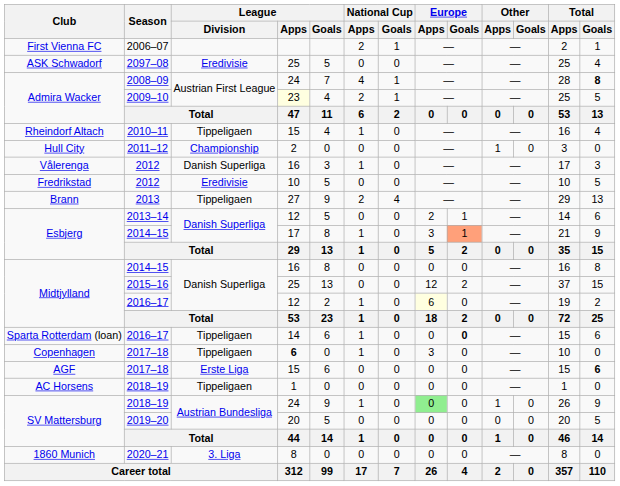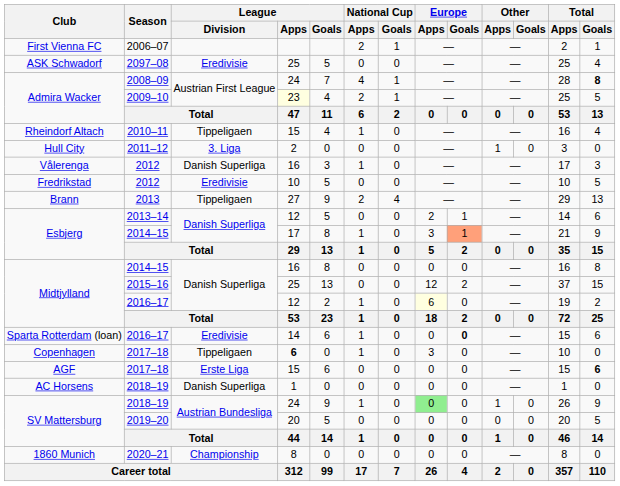(224, 149) Championship -> (224, 149) 3. Liga
(224, 336) Tippeligaen -> (224, 336) Eredivisie
(224, 387) Tippeligaen -> (224, 387) Danish Superliga
(224, 455) 3. Liga -> (224, 455) Championship
